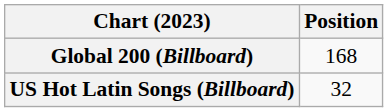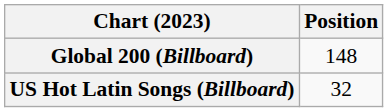(341, 55) 168 -> (341, 55) 148
